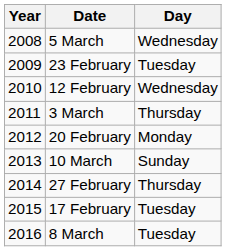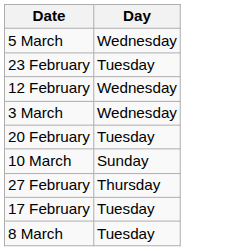- column: (25, 16)
(169, 112) Thursday -> (137, 112) Wednesday
(165, 137) Monday -> (126, 137) Tuesday
